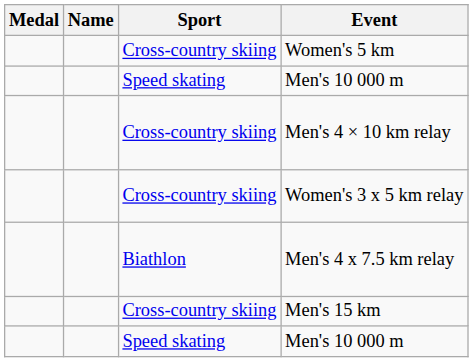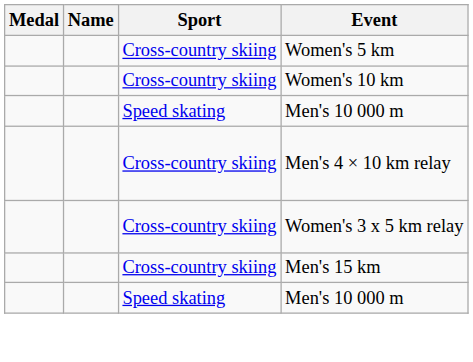+ row: (199, 80)
- row: (154, 259)
